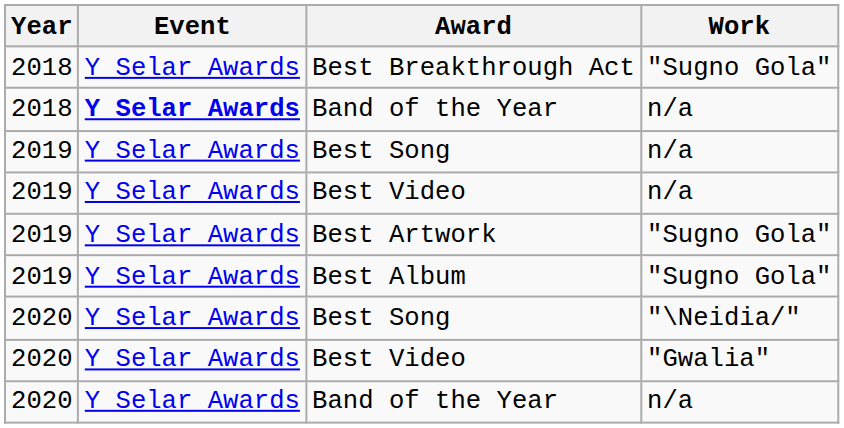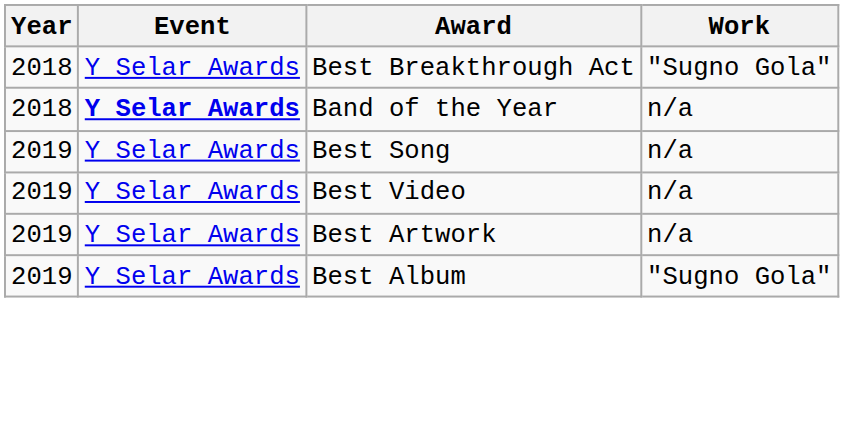(739, 235) "Sugno Gola" -> (670, 235) n/a
- row: (42, 318)
- row: (42, 360)
- row: (42, 402)
